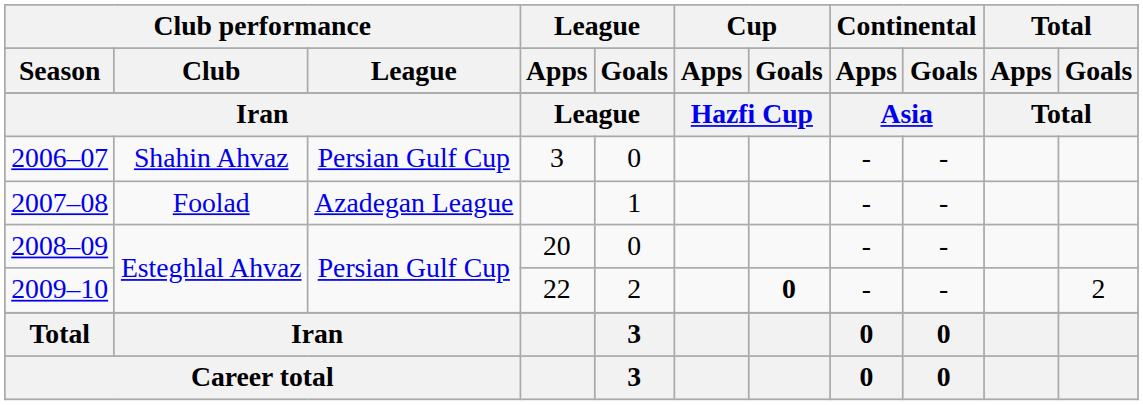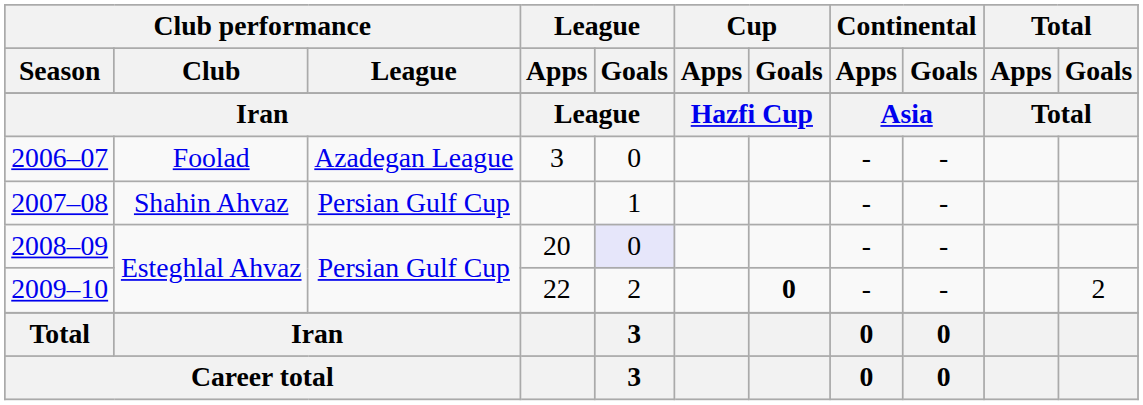(211, 158) Shahin Ahvaz -> (211, 158) Foolad
(414, 158) Persian Gulf Cup -> (414, 158) Azadegan League
(211, 202) Foolad -> (211, 202) Shahin Ahvaz
(414, 202) Azadegan League -> (414, 202) Persian Gulf Cup
(634, 245) no background -> (634, 245) lavender background
